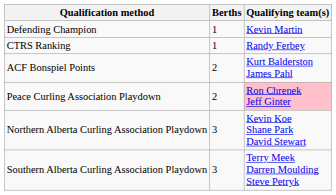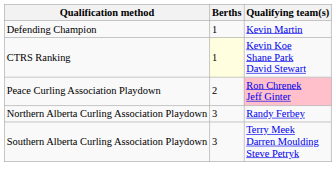(215, 45) no background -> (215, 57) lightyellow background
(276, 45) Randy Ferbey -> (276, 57) Kevin Koe Shane Park David Stewart
- row: (51, 68)
(276, 130) Kevin Koe Shane Park David Stewart -> (276, 113) Randy Ferbey
